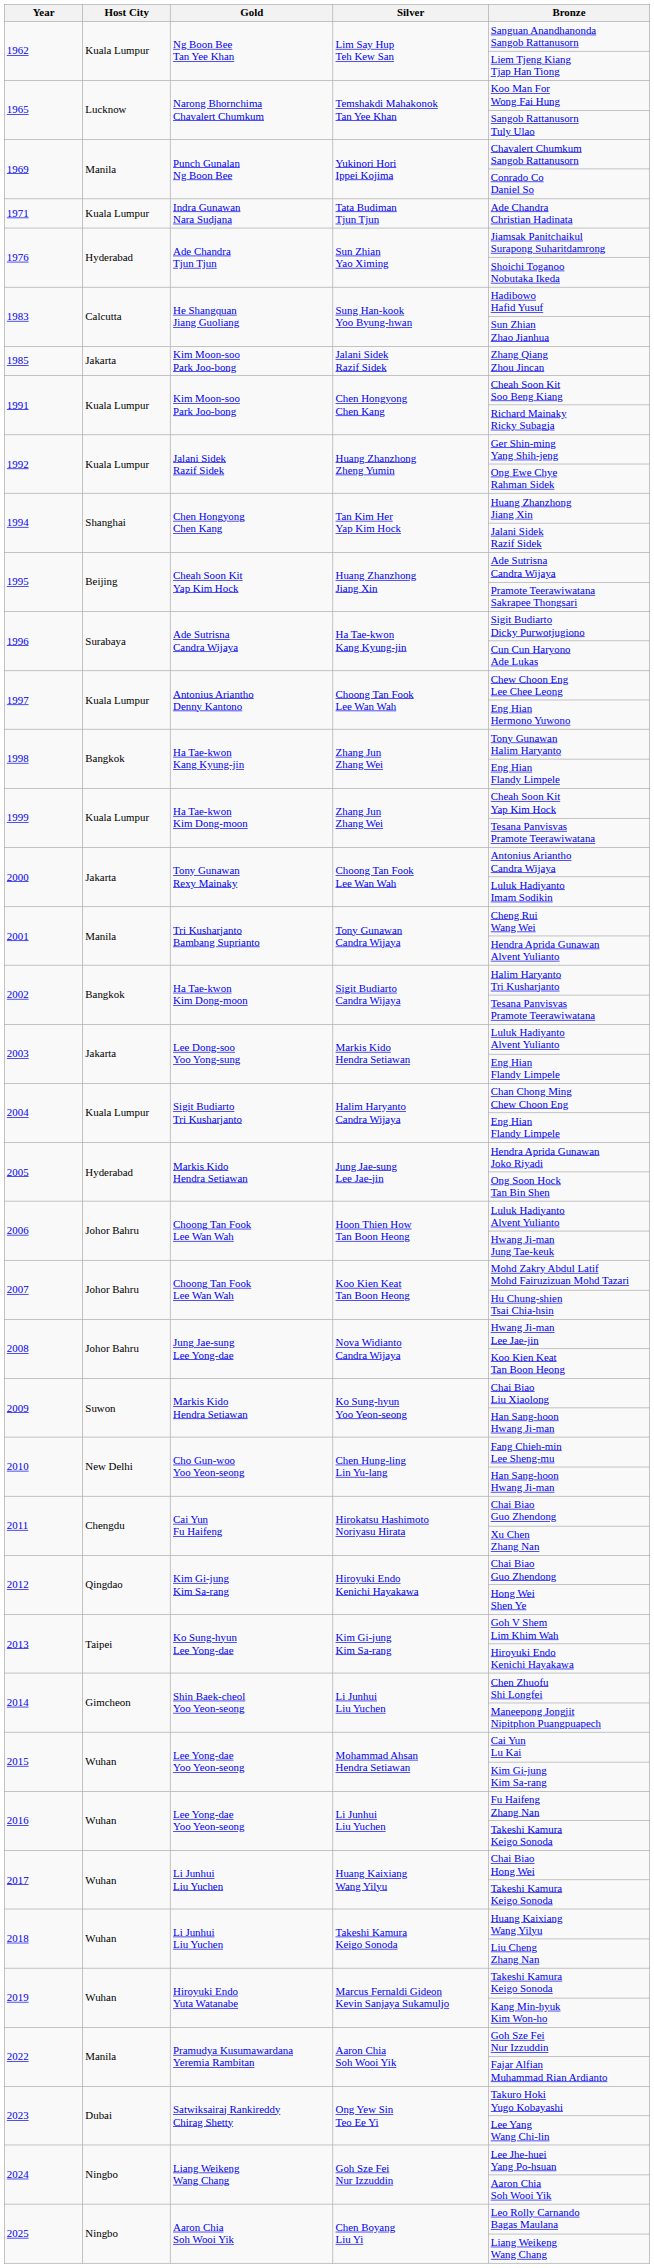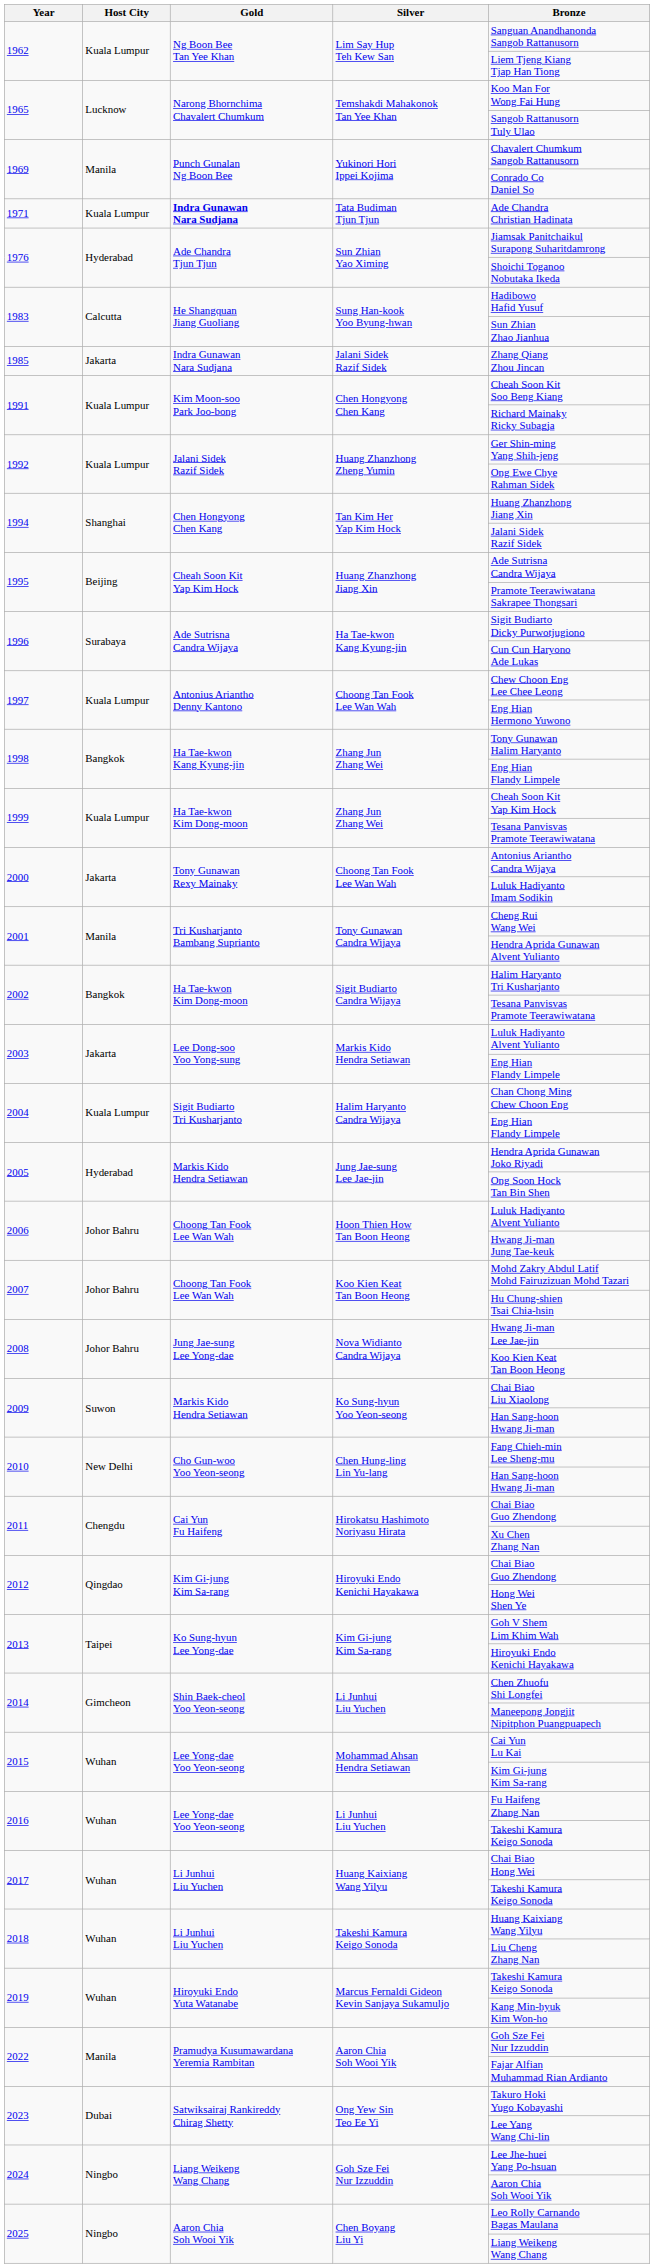(207, 213) normal -> (210, 213) bold
(206, 360) Kim Moon-soo Park Joo-bong -> (207, 360) Indra Gunawan Nara Sudjana
